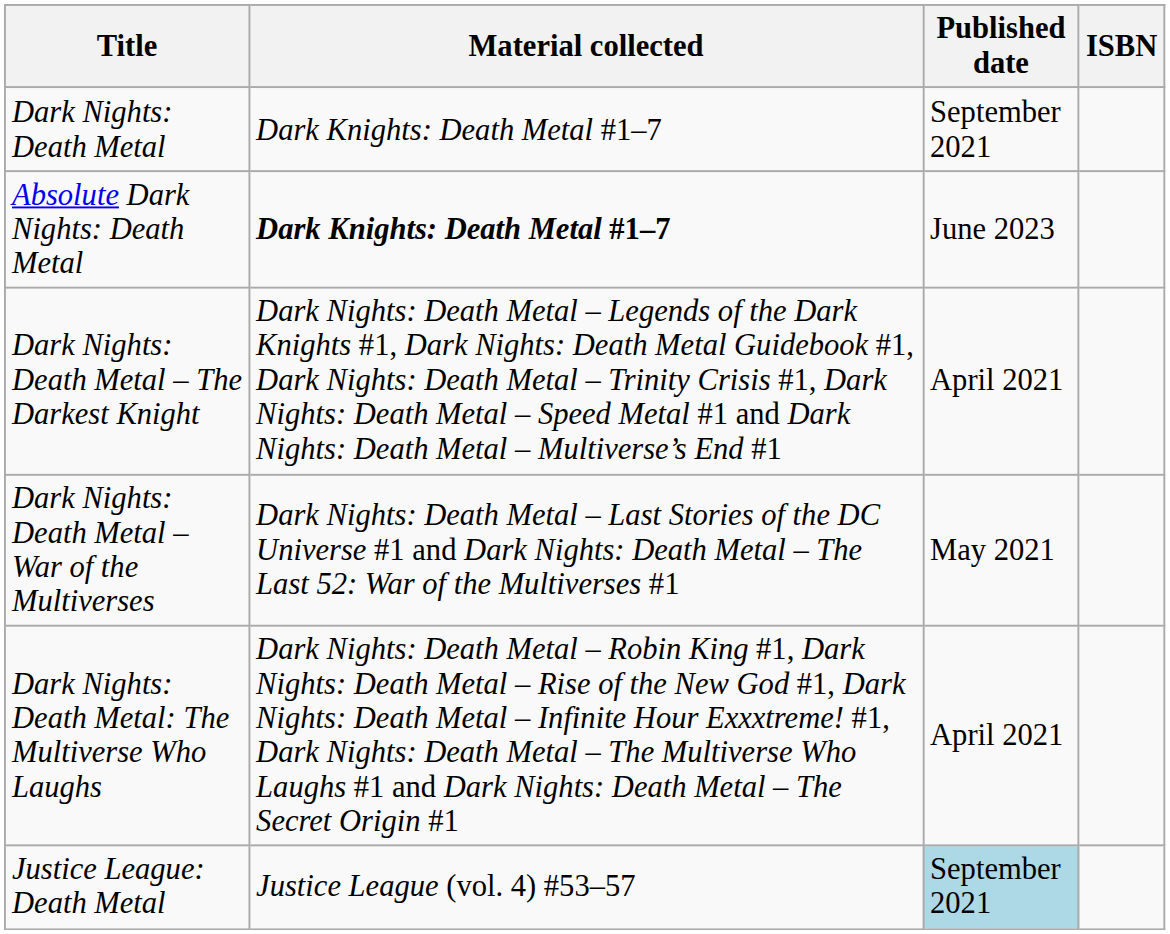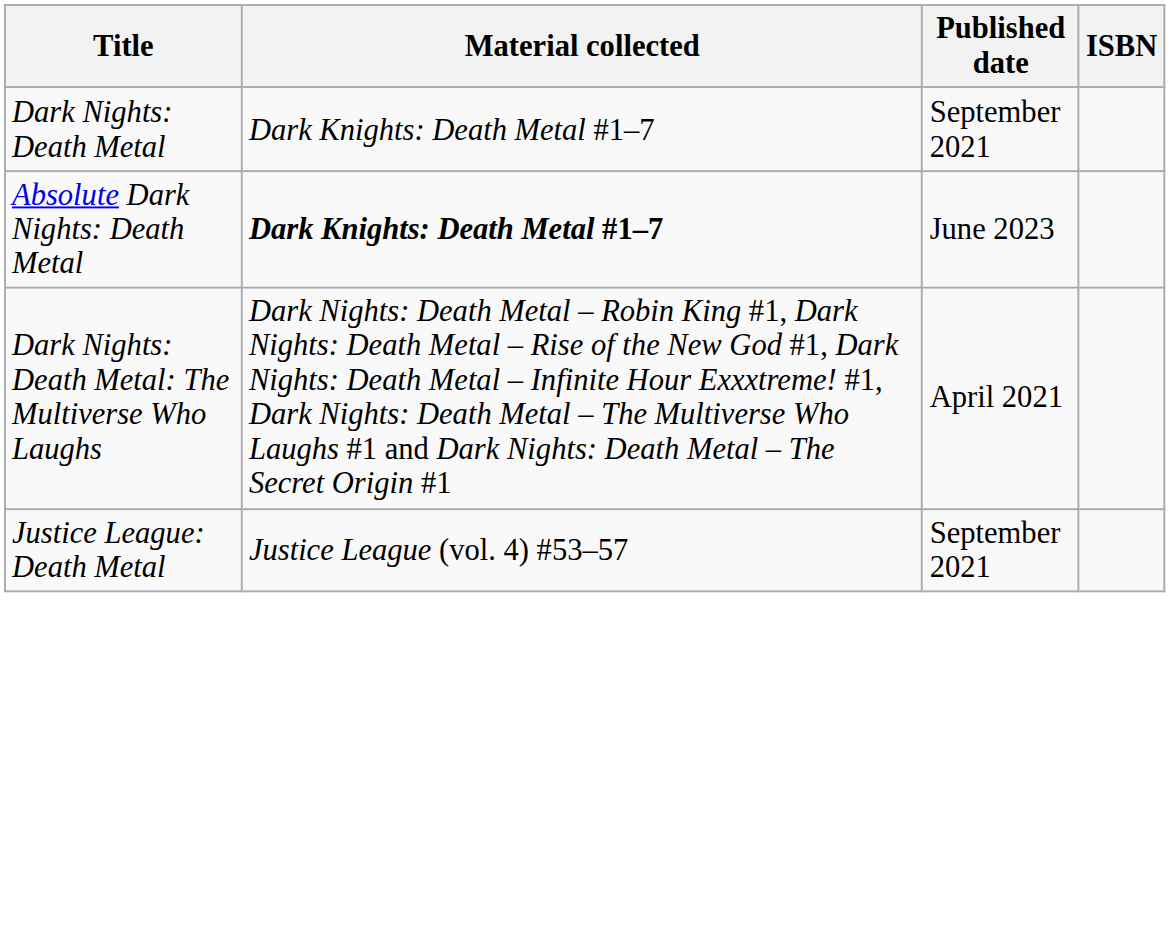- row: (127, 380)
- row: (100, 549)
(995, 886) lightblue background -> (995, 549) no background
